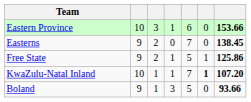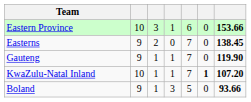- row: (26, 58)
+ row: (23, 58)
